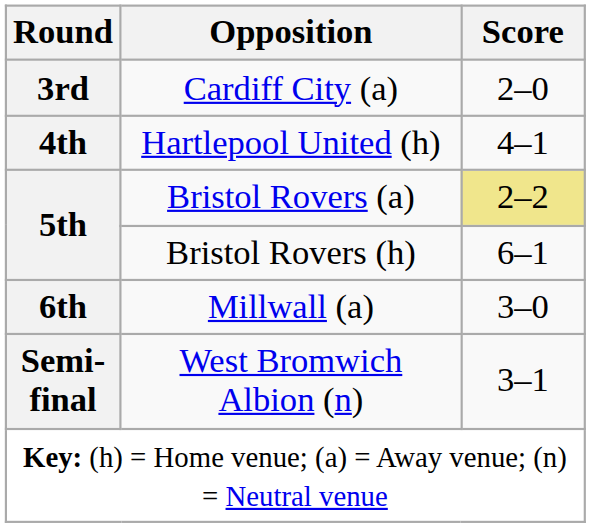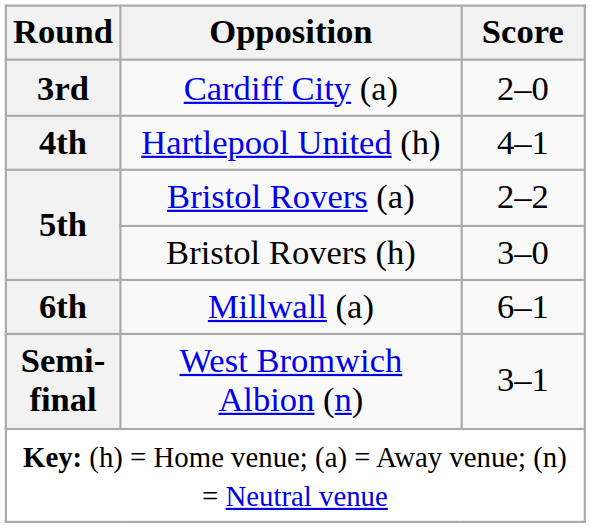(523, 196) khaki background -> (523, 196) no background
(523, 251) 6–1 -> (523, 251) 3–0
(523, 306) 3–0 -> (523, 306) 6–1
